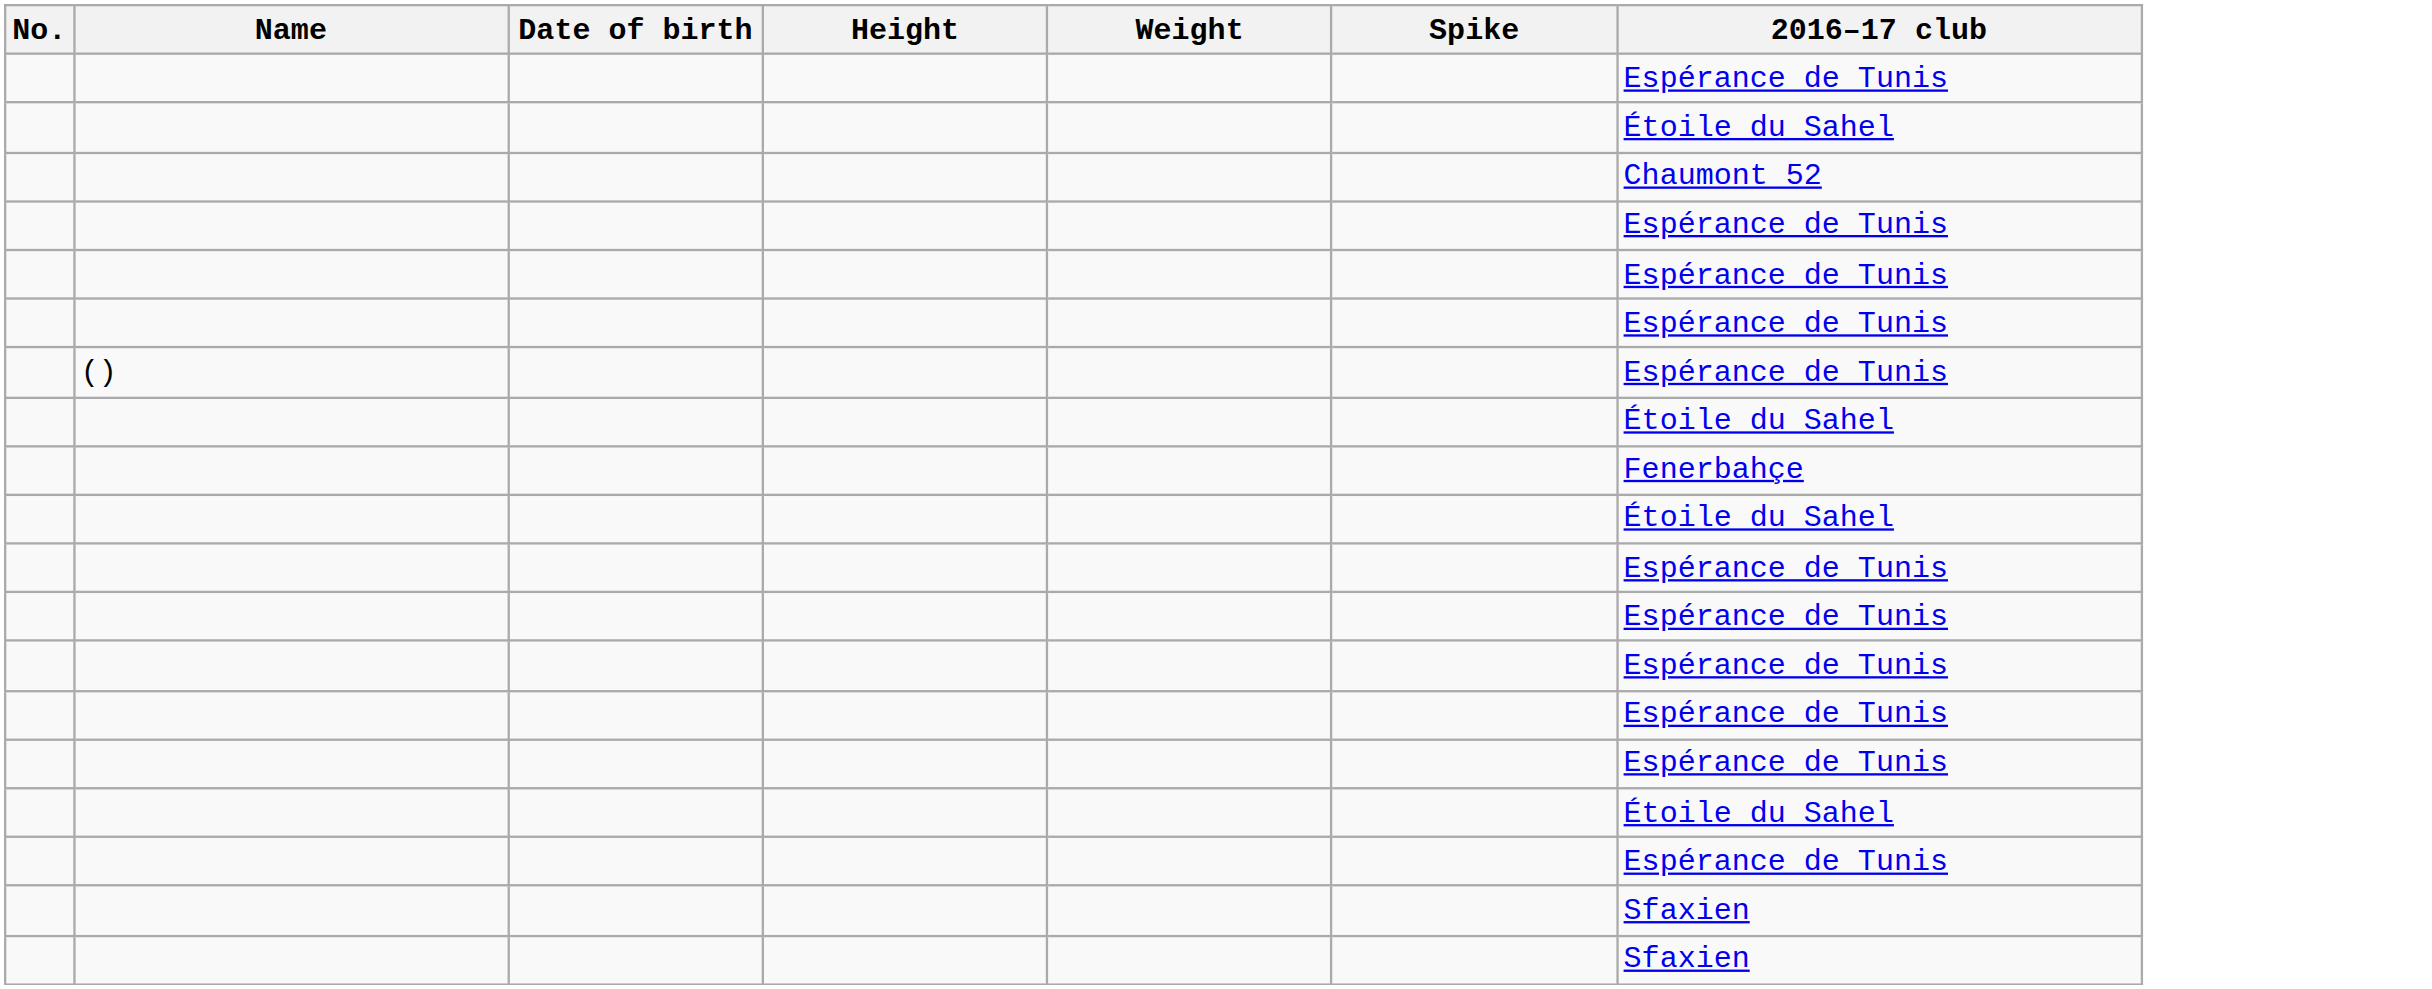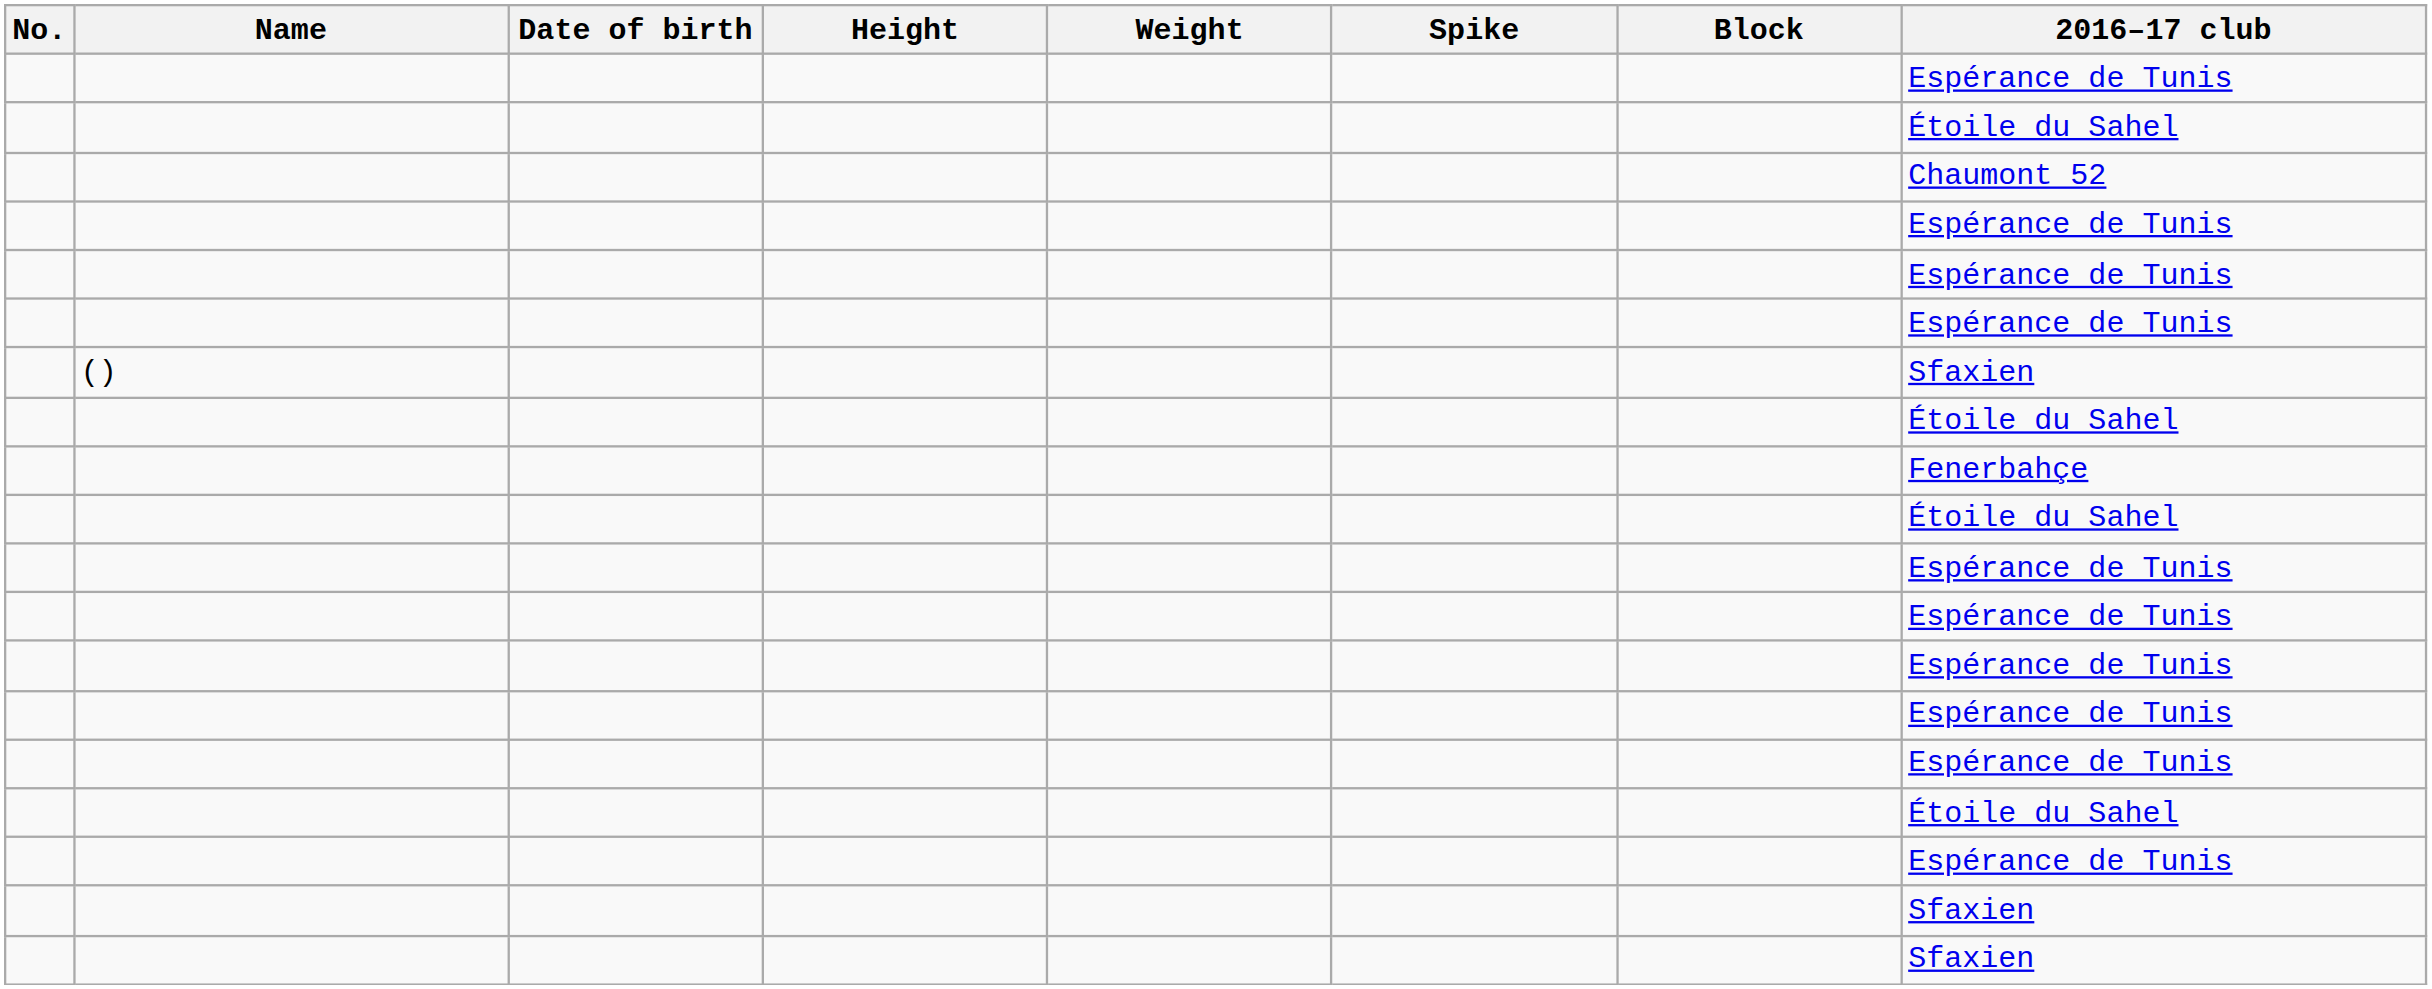+ column: (1759, 30)
(1786, 372) Espérance de Tunis -> (1971, 372) Sfaxien
